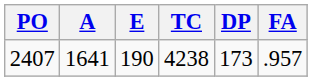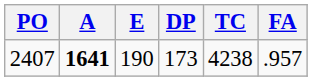columns swapped: (186, 22) <-> (236, 22)
(87, 57) normal -> (87, 57) bold
